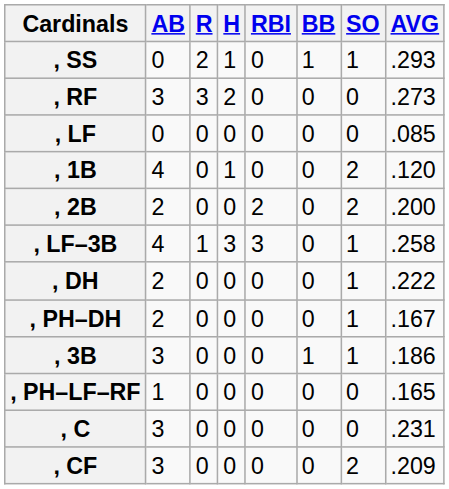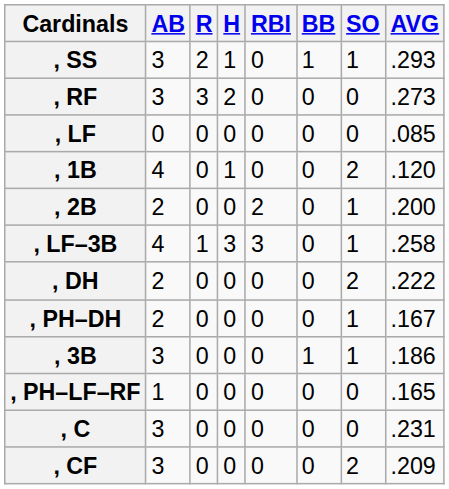(158, 60) 0 -> (158, 60) 3
(353, 207) 2 -> (353, 207) 1
(353, 281) 1 -> (353, 281) 2
